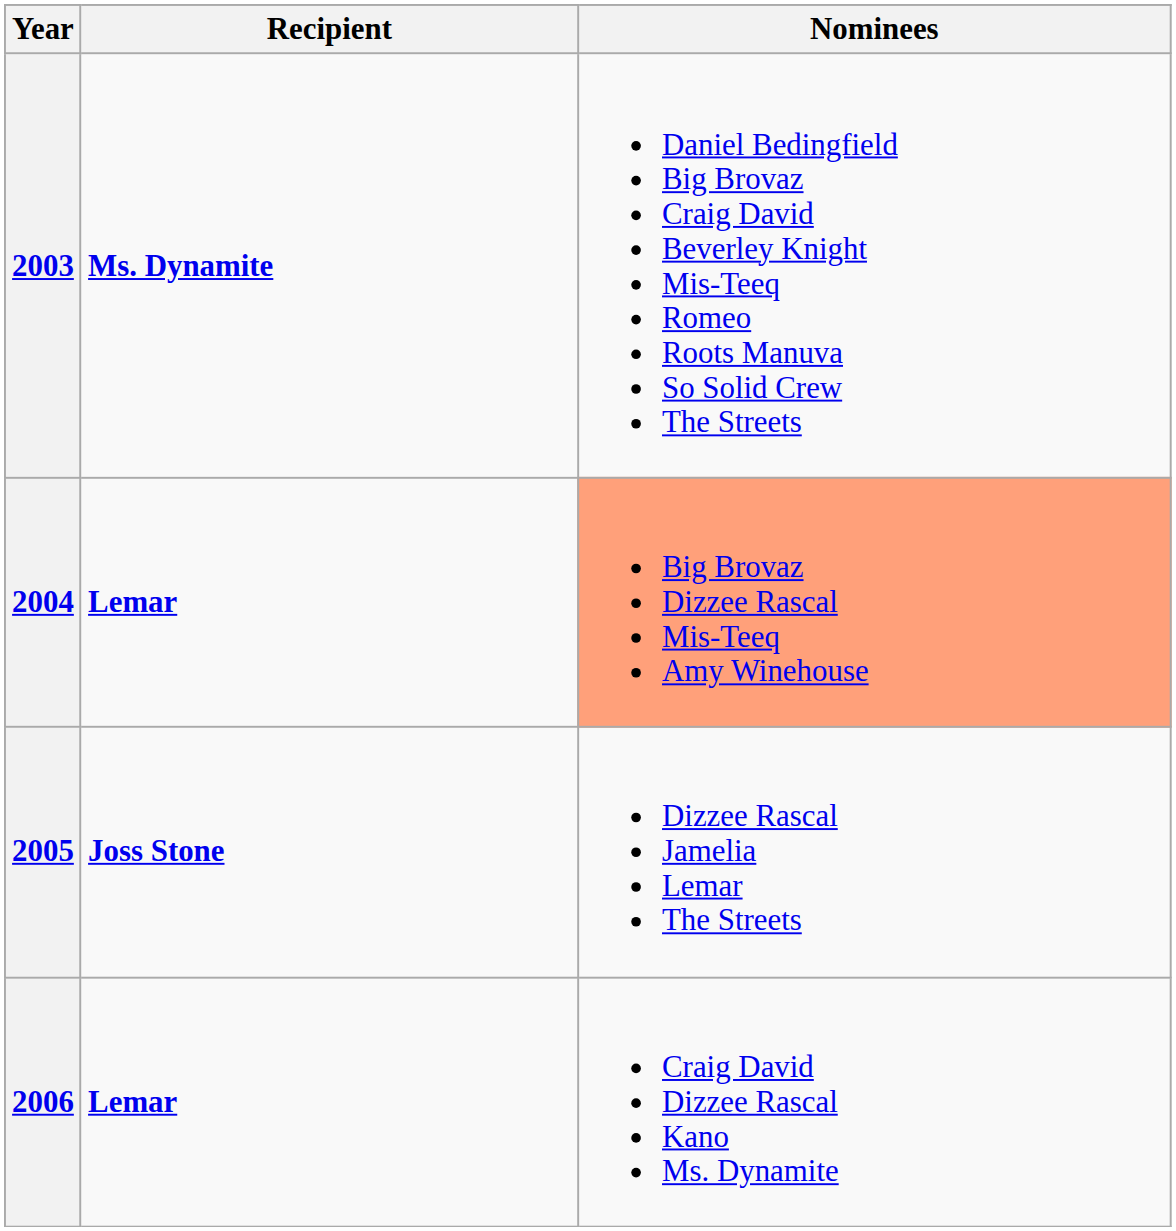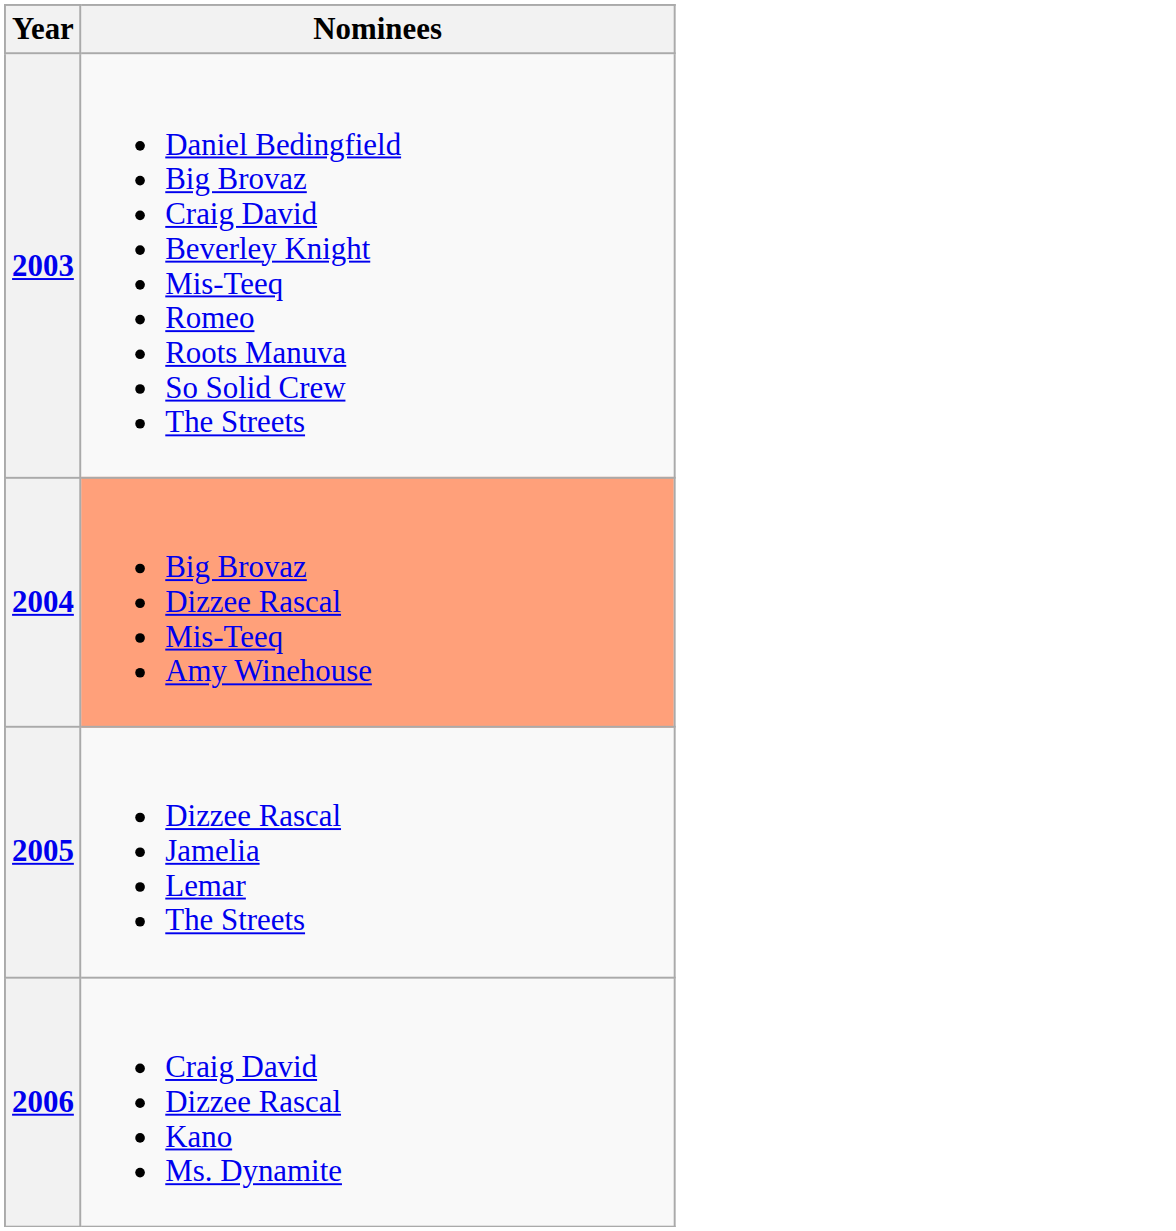- column: (329, 28)
